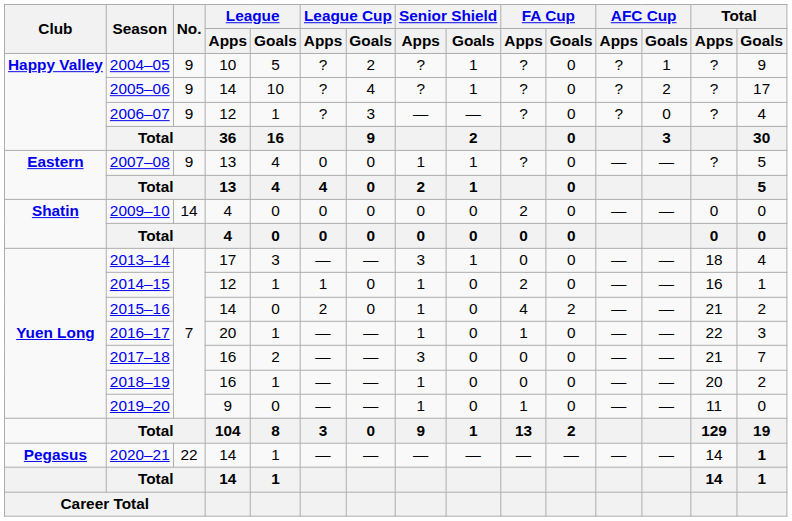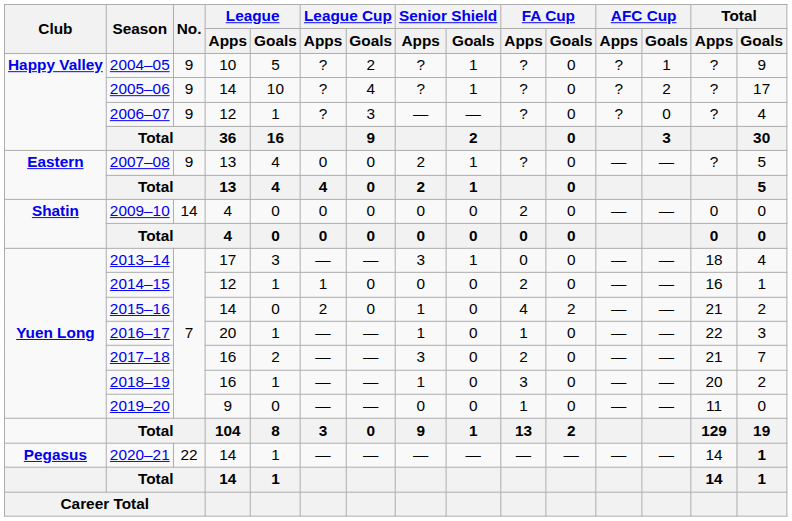(421, 162) 1 -> (421, 162) 2
(421, 284) 1 -> (421, 284) 0
(524, 357) 0 -> (524, 357) 2
(524, 382) 0 -> (524, 382) 3
(421, 406) 1 -> (421, 406) 0
